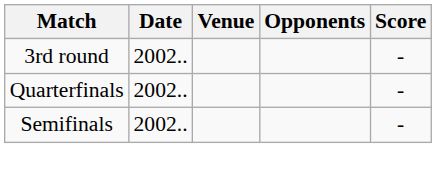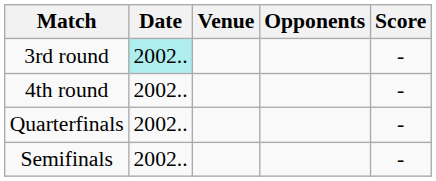(161, 55) no background -> (161, 55) paleturquoise background
+ row: (67, 90)
